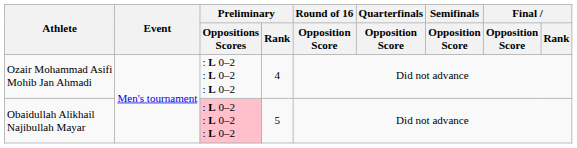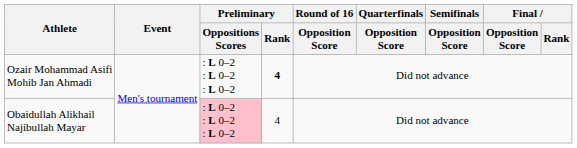(277, 76) normal -> (277, 76) bold
(277, 121) 5 -> (277, 121) 4
